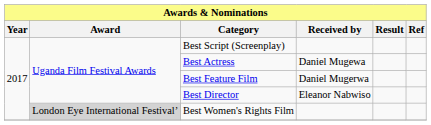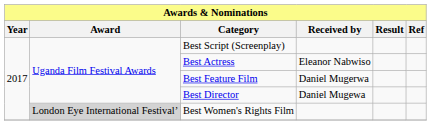(332, 62) Daniel Mugewa -> (335, 62) Eleanor Nabwiso
(335, 95) Eleanor Nabwiso -> (332, 95) Daniel Mugewa
